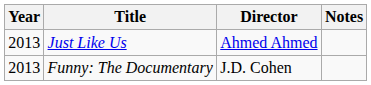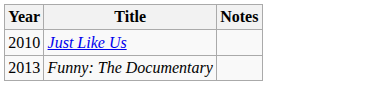- column: (269, 17)
(24, 42) 2013 -> (24, 42) 2010
